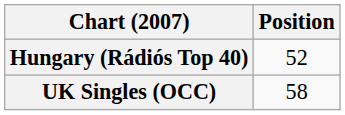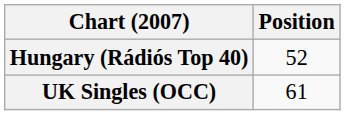(297, 92) 58 -> (297, 92) 61
